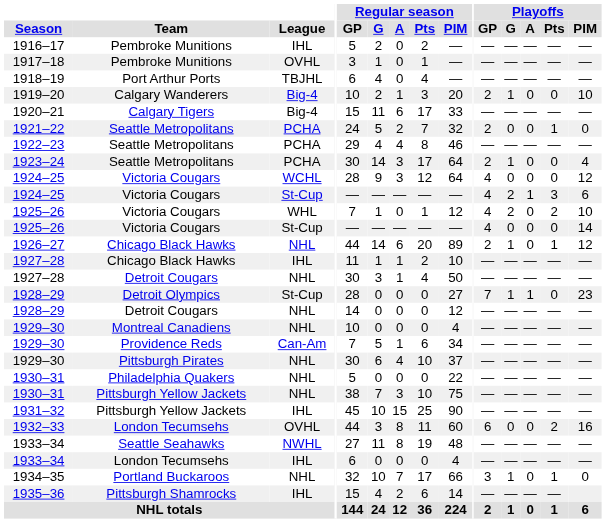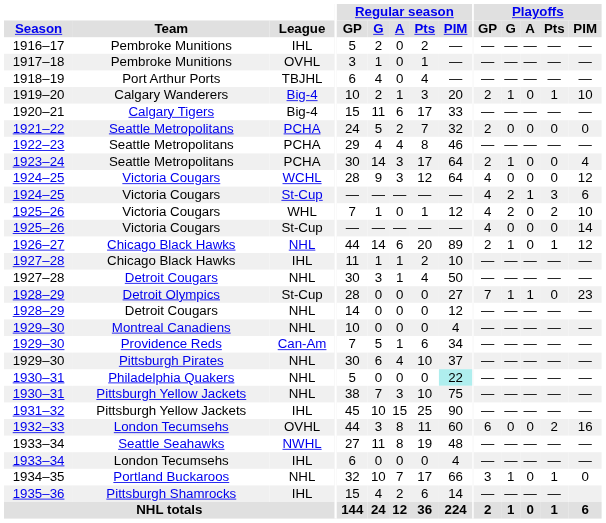(554, 95) 0 -> (554, 95) 1
(554, 128) 1 -> (554, 128) 0
(456, 377) no background -> (456, 377) paleturquoise background
